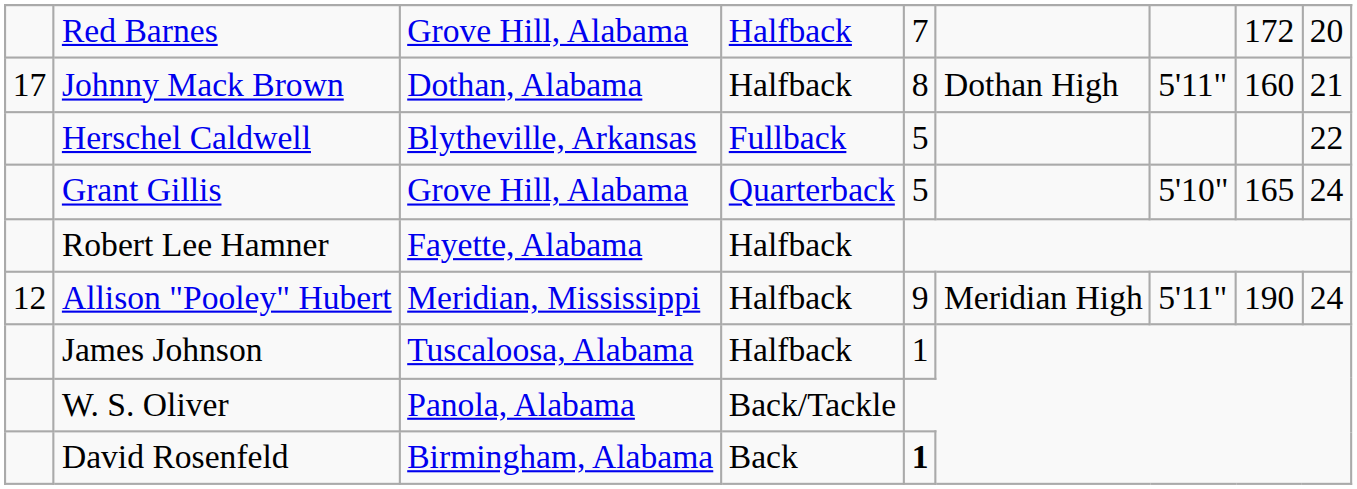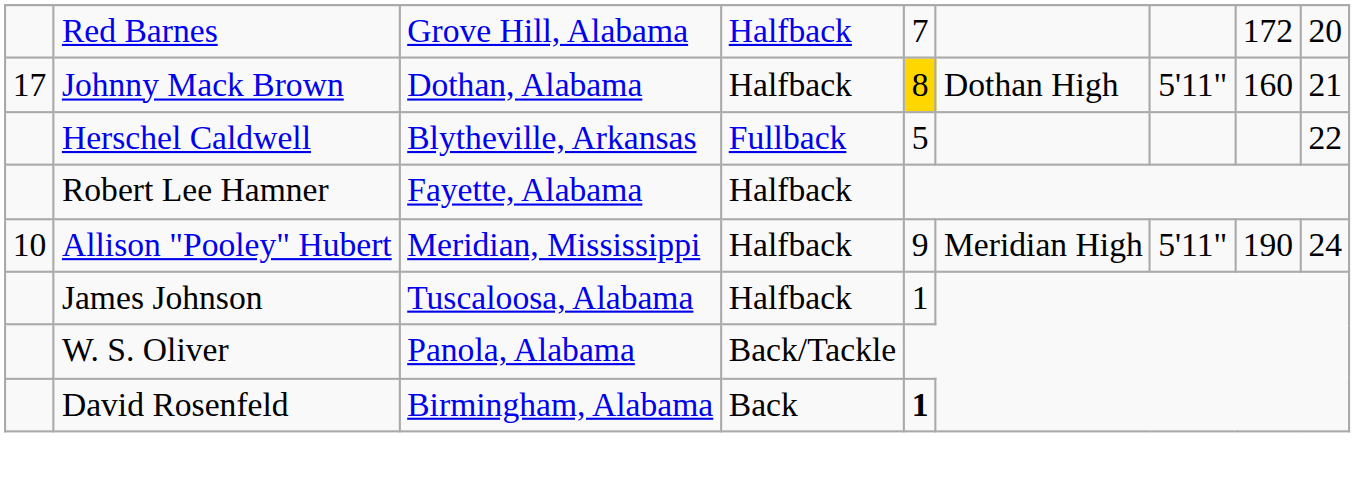(920, 84) no background -> (920, 84) gold background
- row: (142, 191)
(30, 297) 12 -> (30, 244) 10
